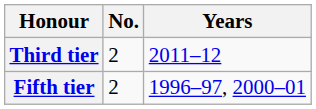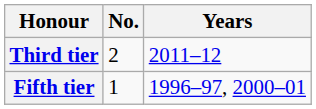(113, 87) 2 -> (113, 87) 1
